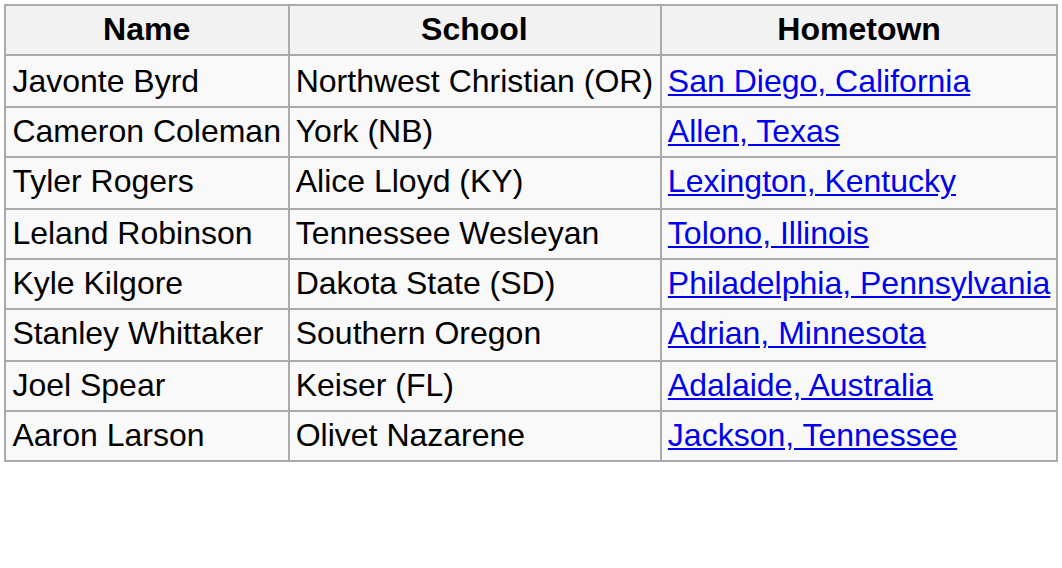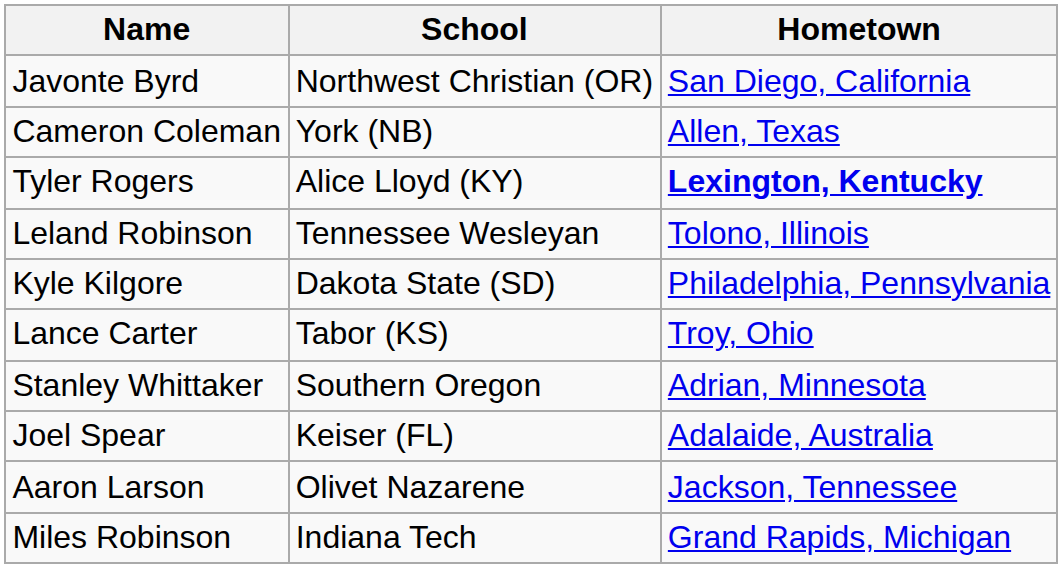(812, 182) normal -> (825, 182) bold
+ row: (105, 334)
+ row: (122, 537)
